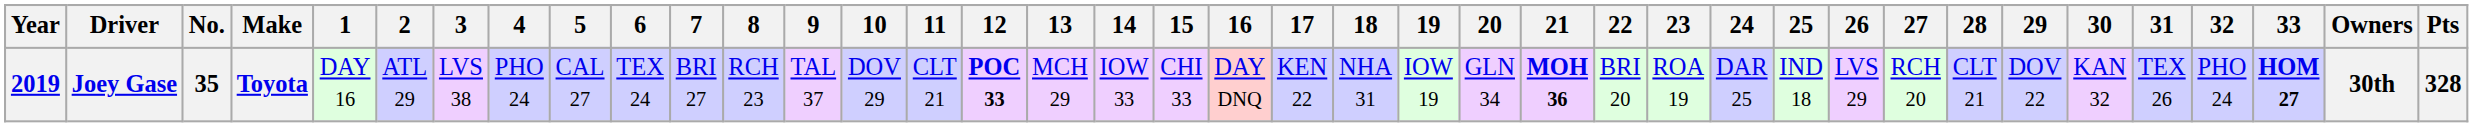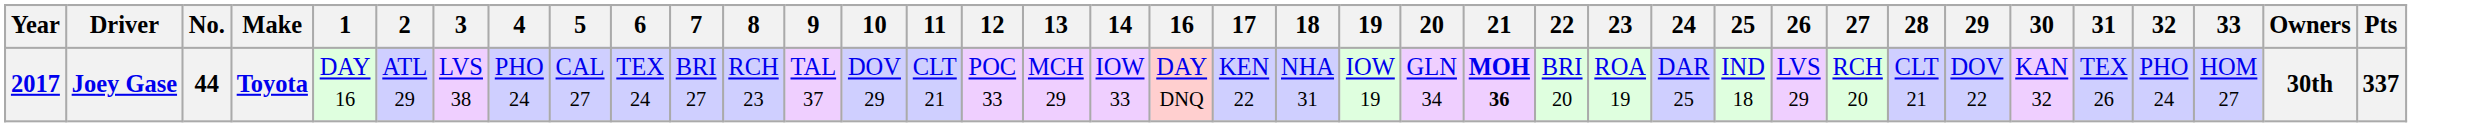- column: (1181, 25)
(35, 83) 2019 -> (35, 83) 2017
(207, 83) 35 -> (207, 83) 44
(994, 83) bold -> (992, 82) normal
(2289, 83) bold -> (2229, 82) normal
(2443, 83) 328 -> (2381, 83) 337
